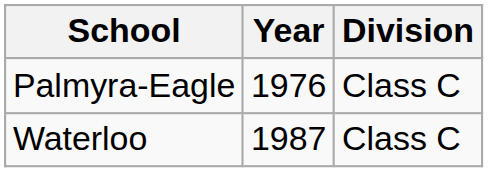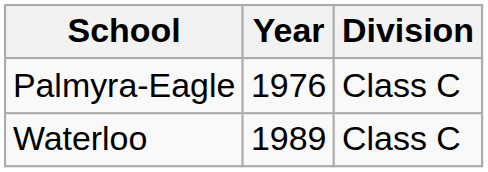(289, 138) 1987 -> (289, 138) 1989
